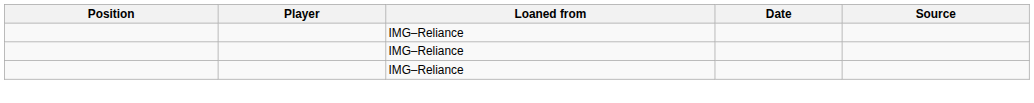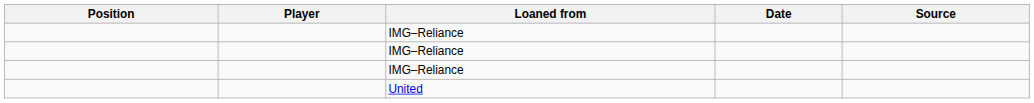+ row: (111, 89)
